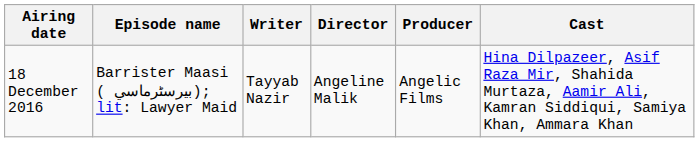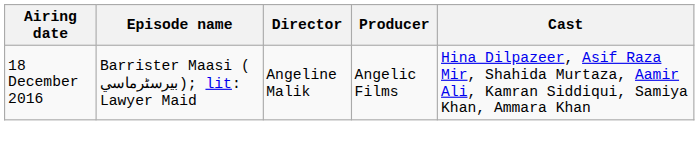- column: (276, 25)
